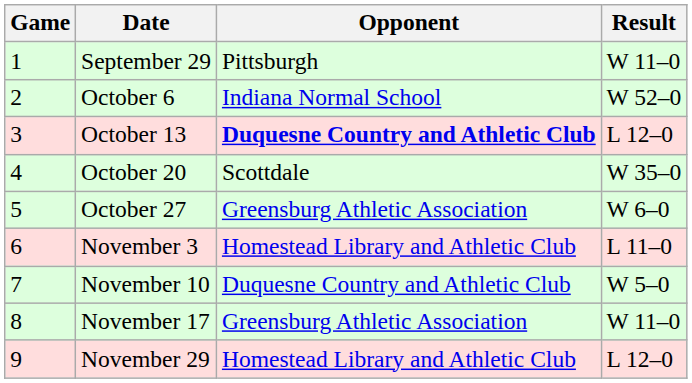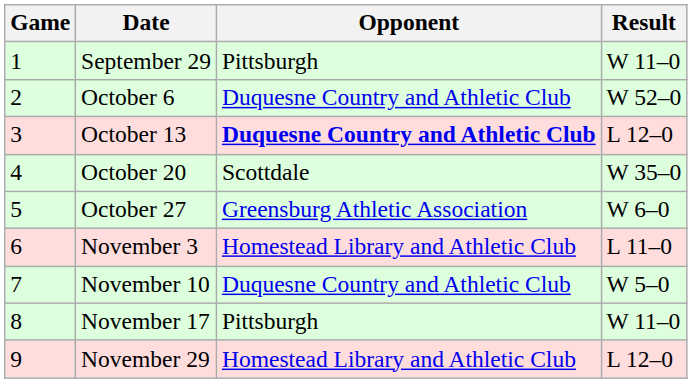(332, 97) Indiana Normal School -> (396, 97) Duquesne Country and Athletic Club
(375, 321) Greensburg Athletic Association -> (270, 321) Pittsburgh
